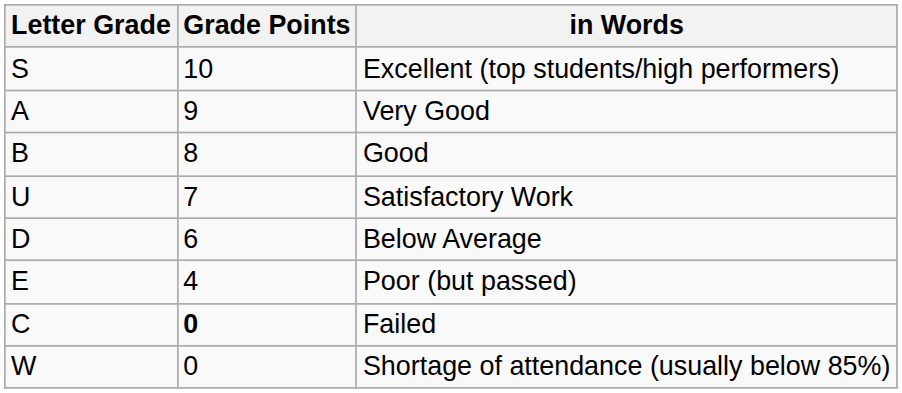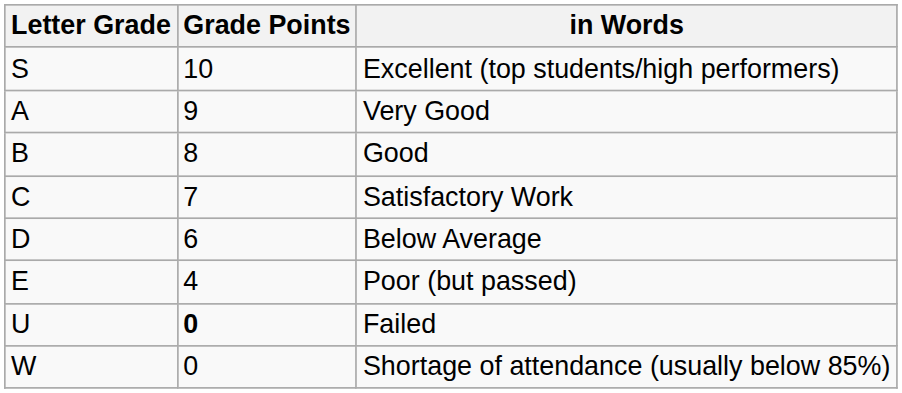(21, 196) U -> (21, 196) C
(21, 324) C -> (21, 324) U
